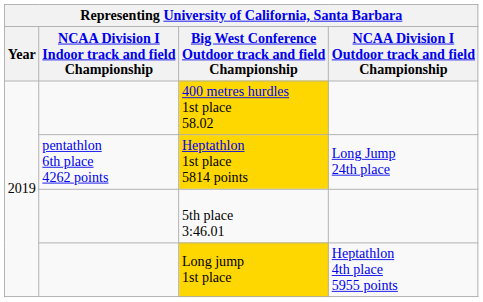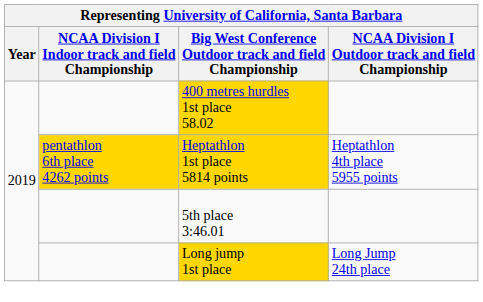(75, 161) no background -> (75, 161) gold background
(364, 161) Long Jump 24th place -> (365, 161) Heptathlon 4th place 5955 points
(365, 269) Heptathlon 4th place 5955 points -> (364, 261) Long Jump 24th place
